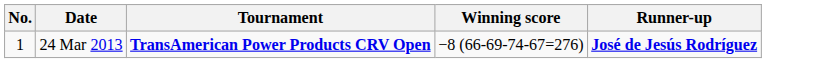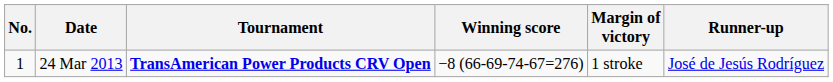+ column: (626, 27)
(674, 44) bold -> (746, 63) normal
